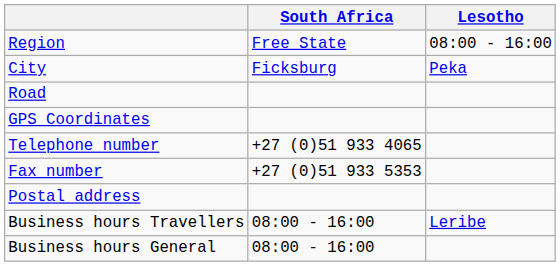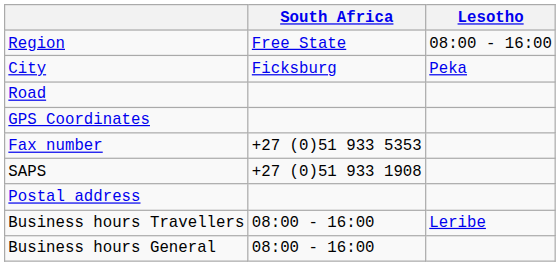- row: (84, 146)
+ row: (27, 171)
